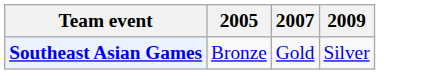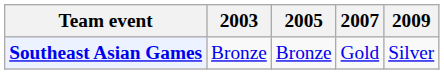+ column: (239, 20)
